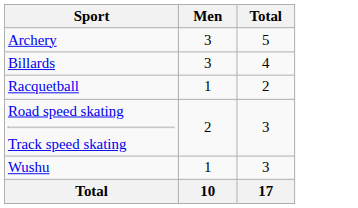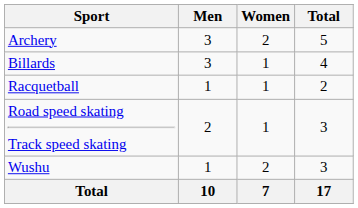+ column: (266, 16)
